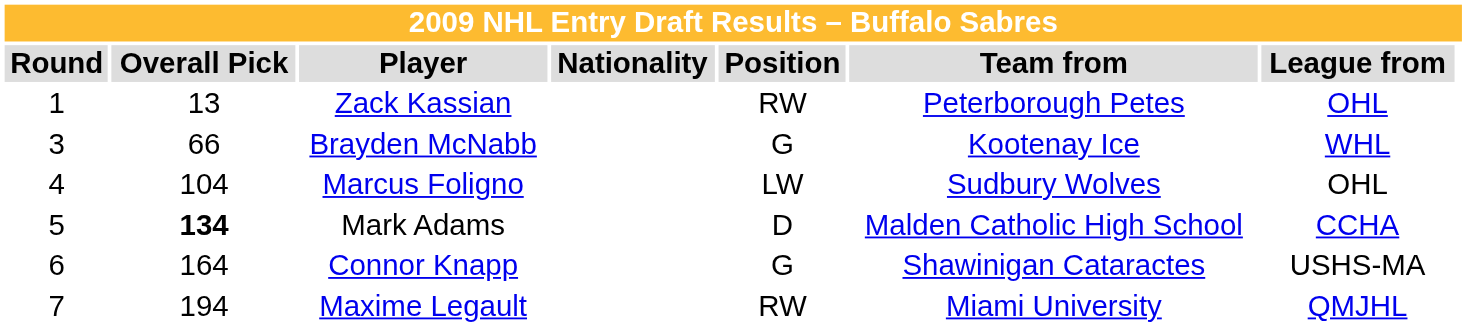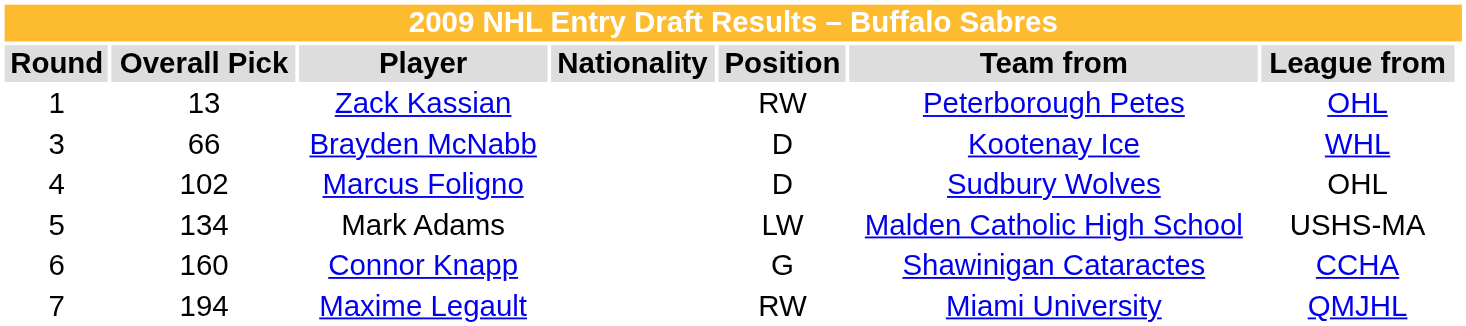(782, 144) G -> (782, 144) D
(204, 184) 104 -> (204, 184) 102
(782, 184) LW -> (782, 184) D
(204, 225) bold -> (204, 225) normal
(782, 225) D -> (782, 225) LW
(1358, 225) CCHA -> (1358, 225) USHS-MA
(204, 265) 164 -> (204, 265) 160
(1358, 265) USHS-MA -> (1358, 265) CCHA
